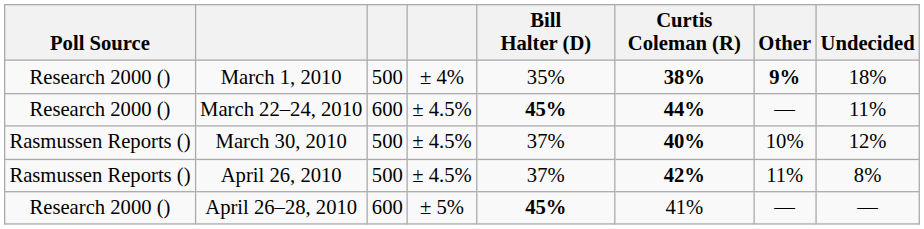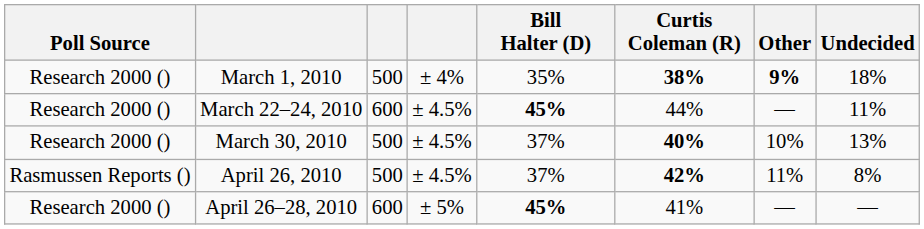(684, 109) bold -> (684, 109) normal
(100, 142) Rasmussen Reports () -> (100, 142) Research 2000 ()
(868, 142) 12% -> (868, 142) 13%
